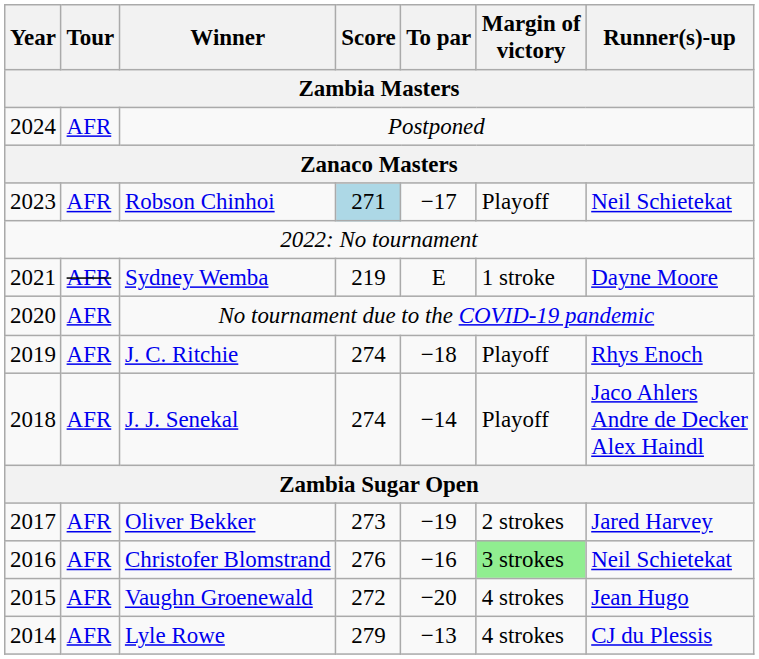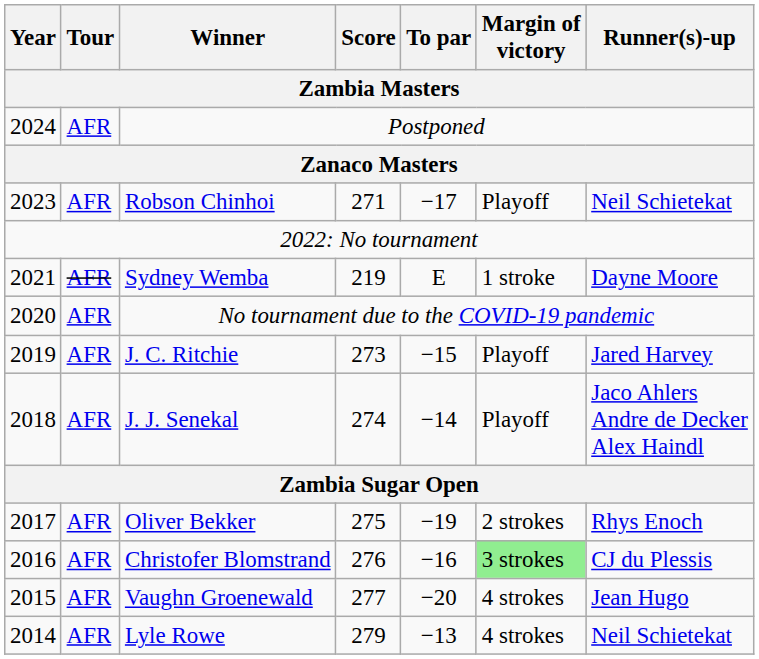(368, 202) lightblue background -> (368, 202) no background
(368, 353) 274 -> (368, 353) 273
(439, 353) −18 -> (439, 353) −15
(647, 353) Rhys Enoch -> (652, 353) Jared Harvey
(368, 521) 273 -> (368, 521) 275
(652, 521) Jared Harvey -> (647, 521) Rhys Enoch
(662, 559) Neil Schietekat -> (652, 559) CJ du Plessis
(368, 597) 272 -> (368, 597) 277
(652, 634) CJ du Plessis -> (662, 634) Neil Schietekat
